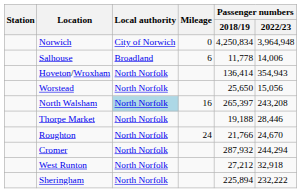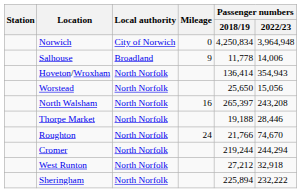(209, 58) 6 -> (209, 58) 9
(141, 104) lightblue background -> (141, 104) no background
(270, 134) 24,670 -> (270, 134) 74,670
(238, 149) 287,932 -> (238, 149) 219,244
